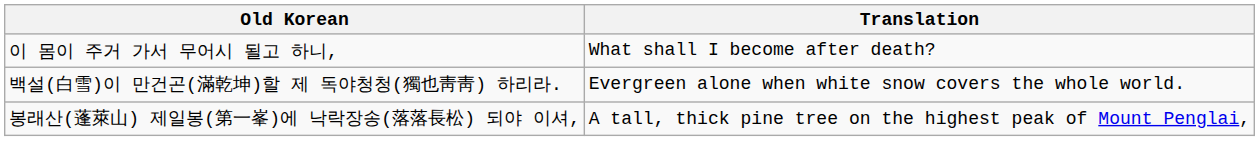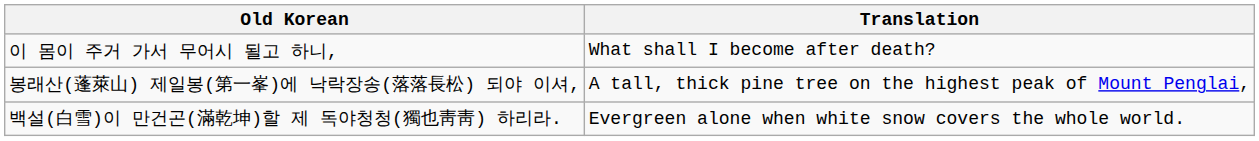rows swapped: (295, 119) <-> (285, 85)
